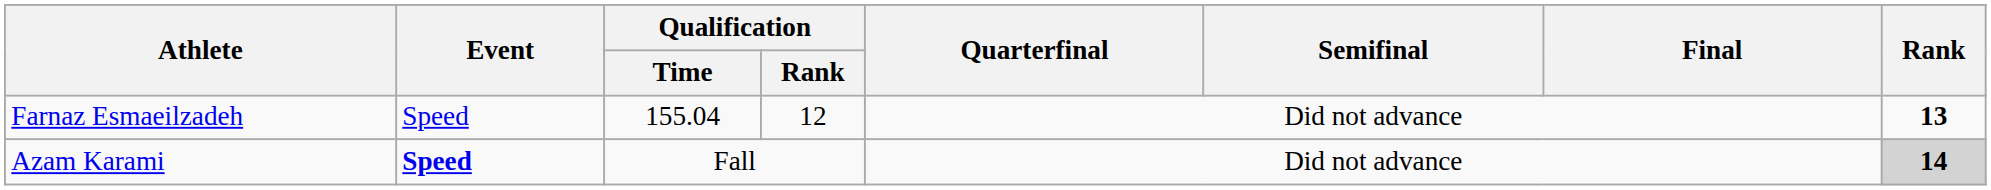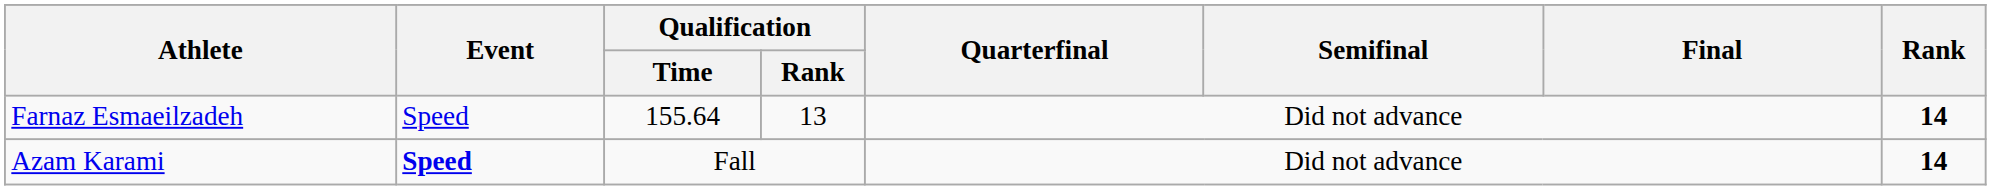(683, 117) 155.04 -> (683, 117) 155.64
(813, 117) 12 -> (813, 117) 13
(1934, 117) 13 -> (1934, 117) 14
(1934, 161) lightgrey background -> (1934, 161) no background
